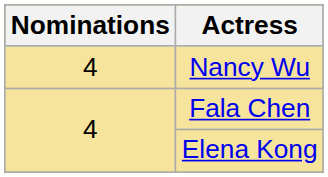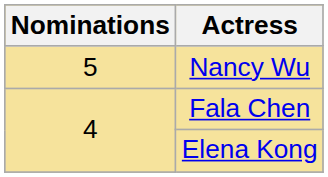(90, 66) 4 -> (90, 66) 5
